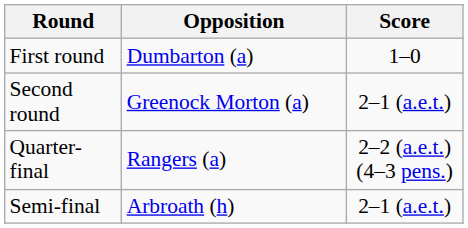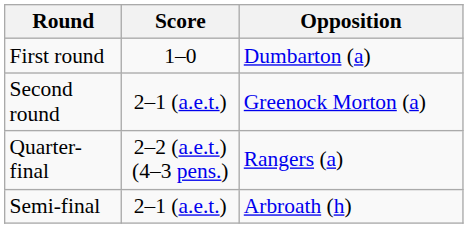columns swapped: (234, 21) <-> (405, 21)
